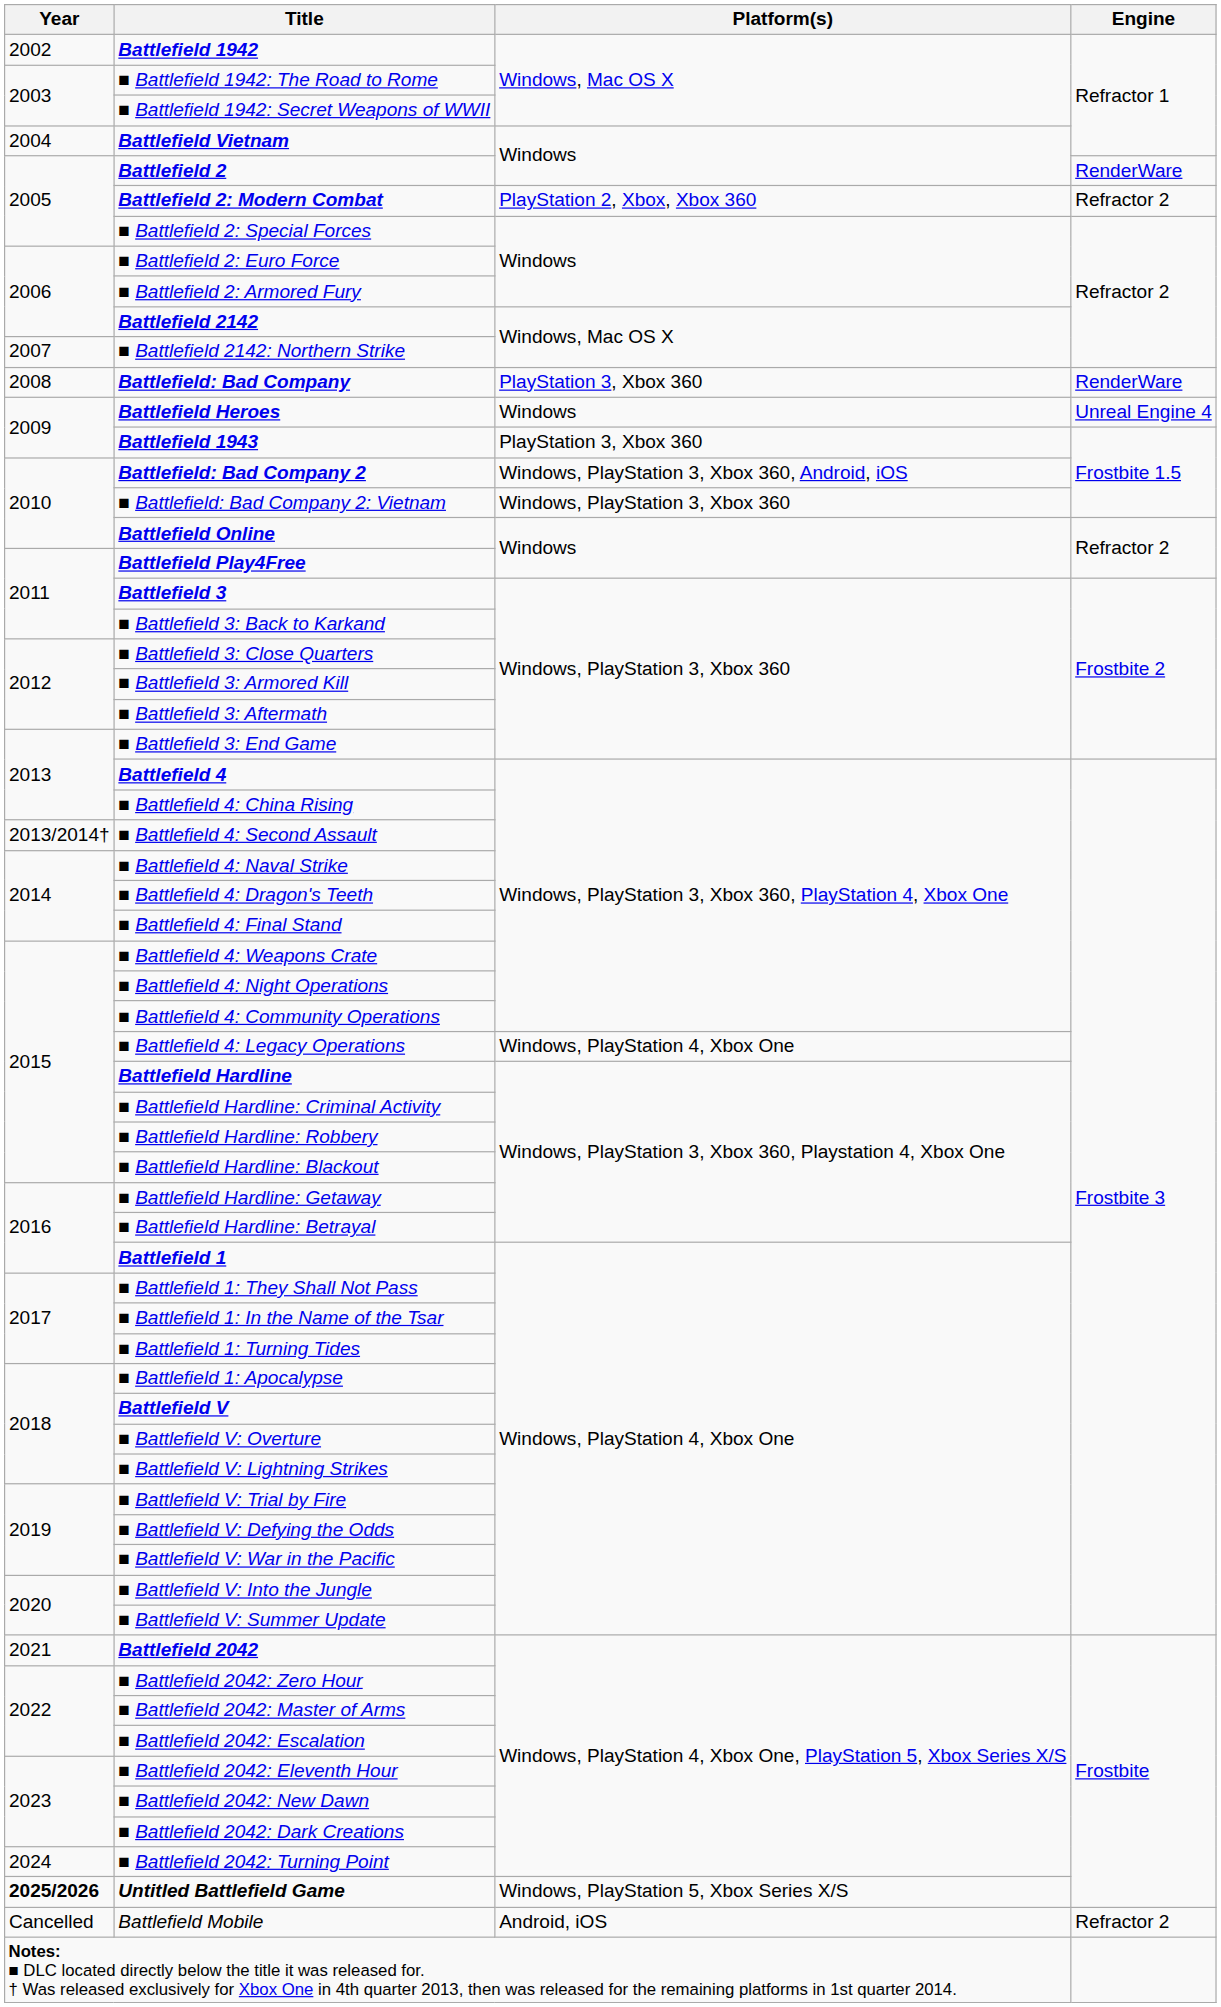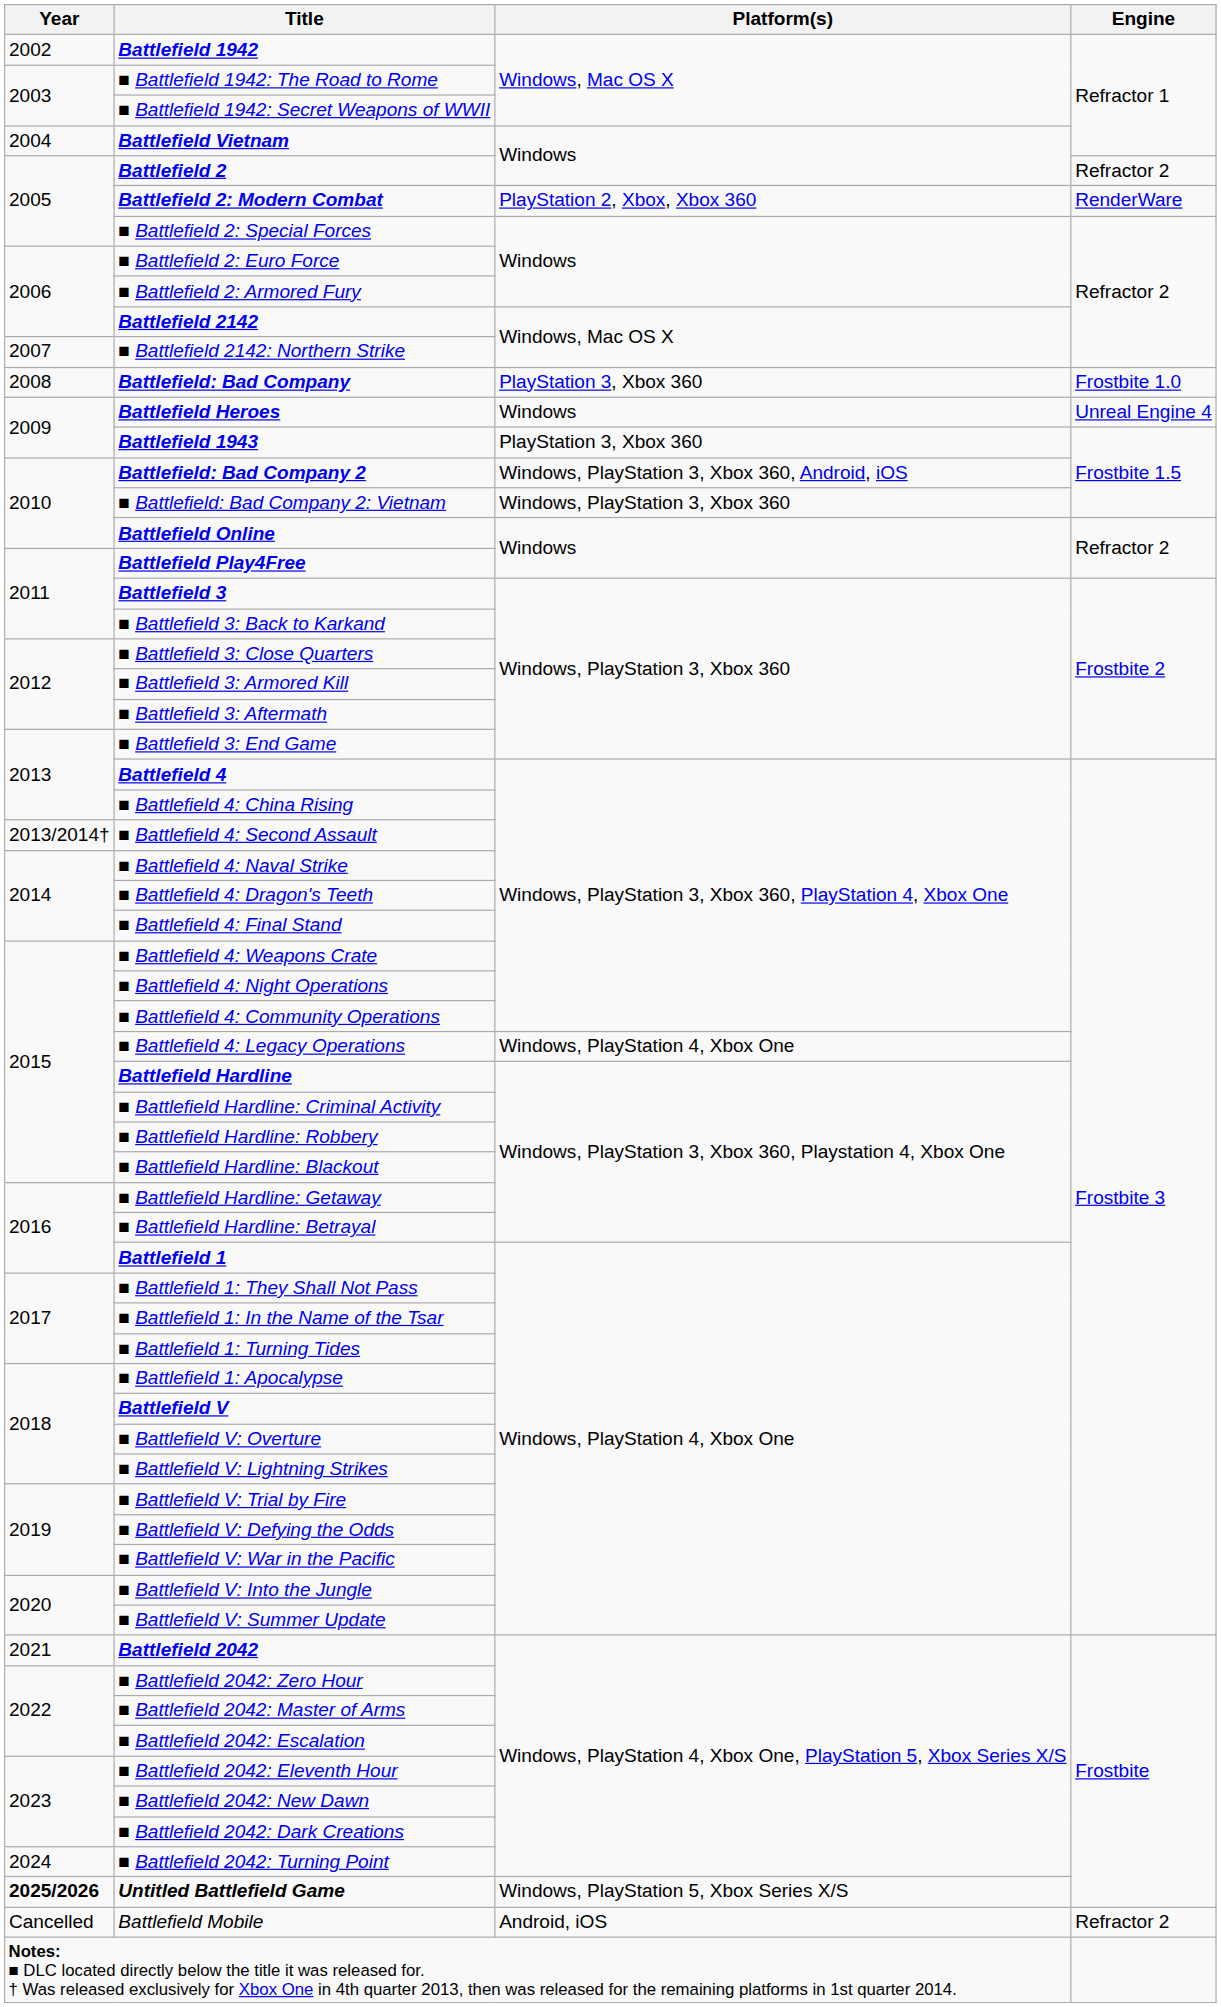(1129, 170) RenderWare -> (1122, 170) Refractor 2
(1122, 200) Refractor 2 -> (1129, 200) RenderWare
(1129, 381) RenderWare -> (1128, 381) Frostbite 1.0
